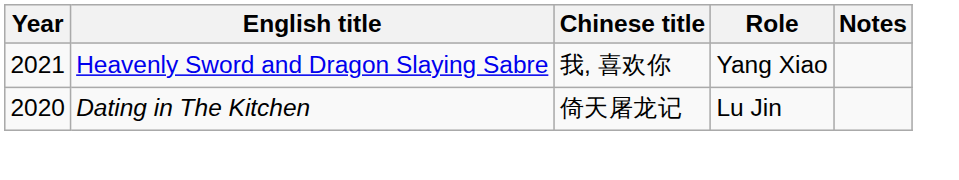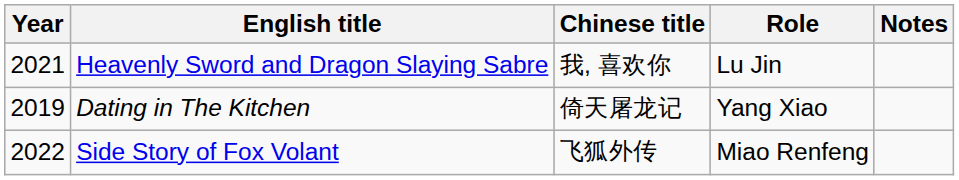(772, 65) Yang Xiao -> (749, 65) Lu Jin
(38, 108) 2020 -> (38, 108) 2019
(749, 108) Lu Jin -> (772, 108) Yang Xiao
+ row: (207, 151)
